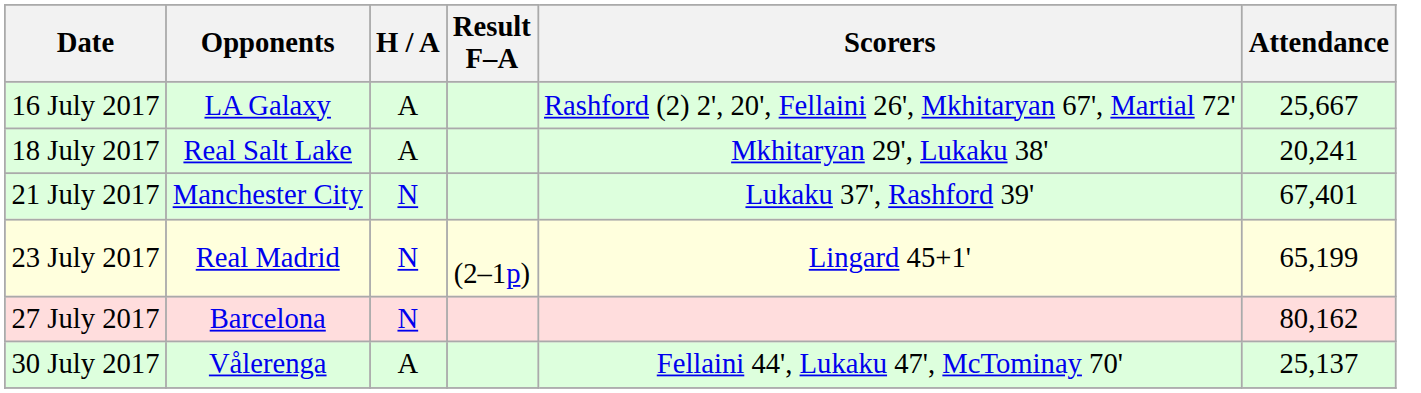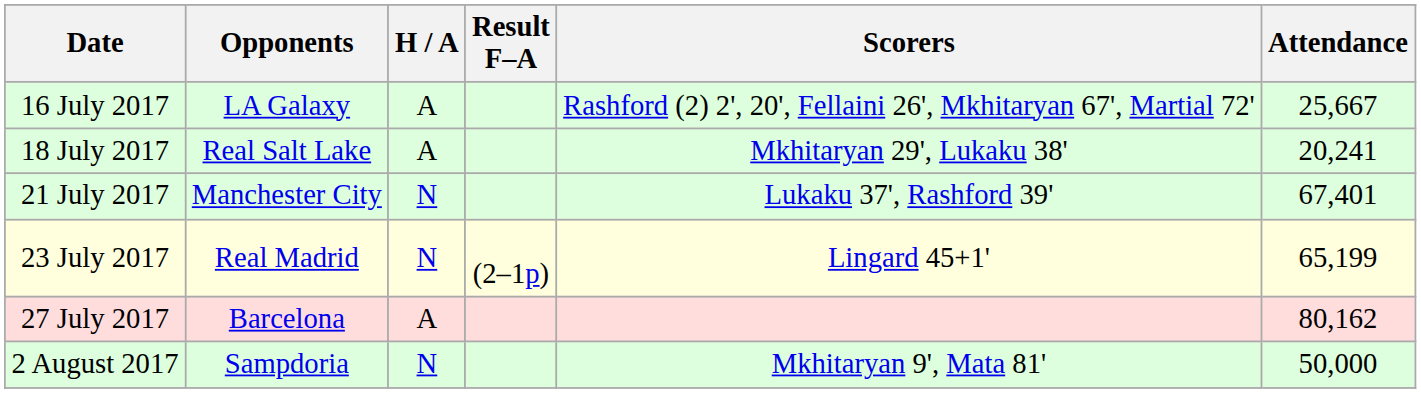(408, 318) N -> (427, 318) A
- row: (85, 364)
+ row: (95, 364)
